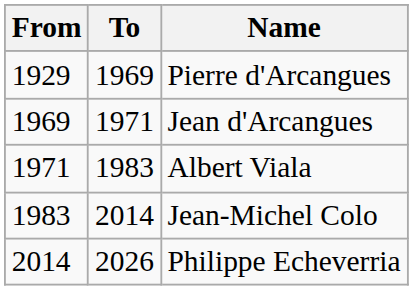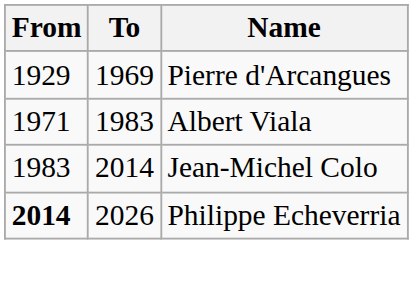- row: (270, 121)
(41, 261) normal -> (41, 214) bold
